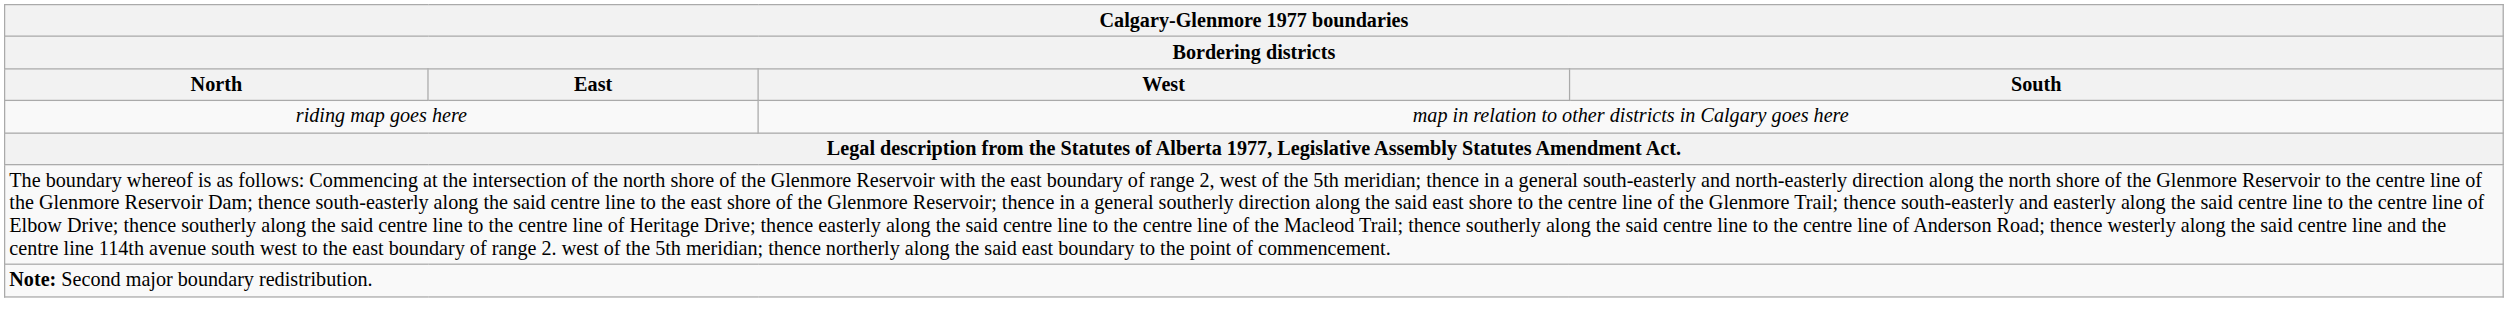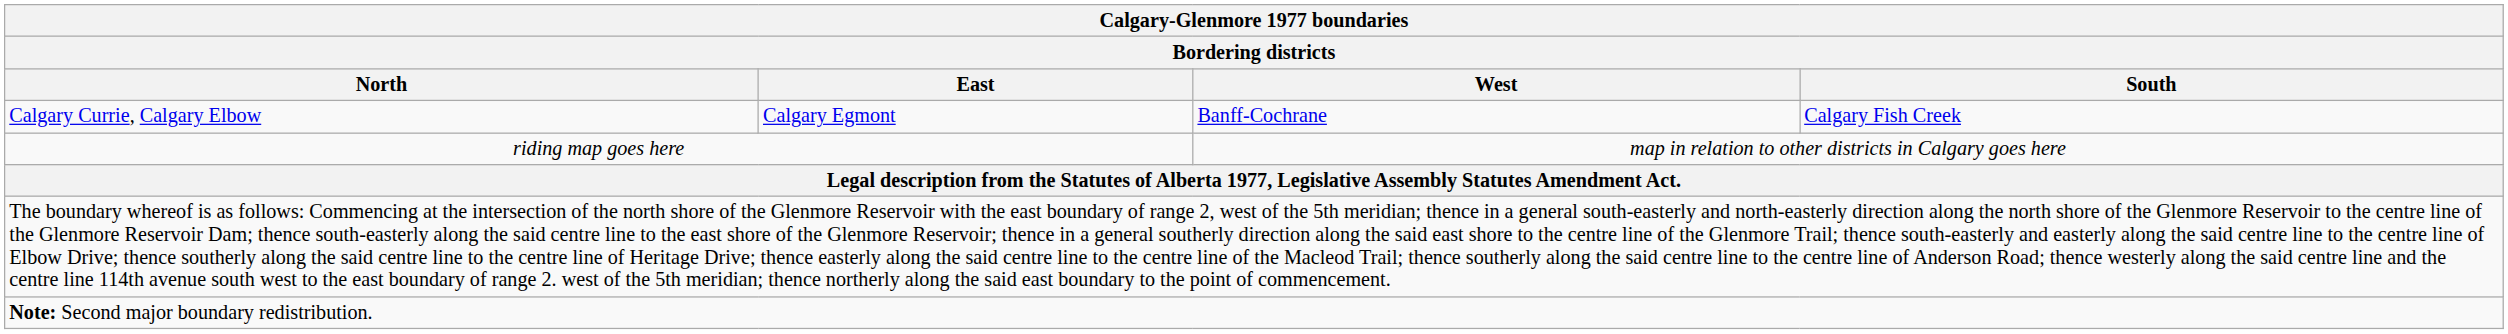+ row: (135, 116)
